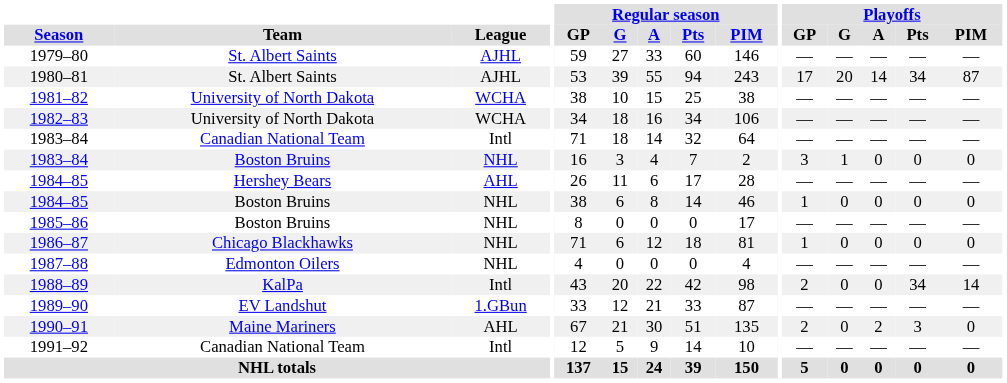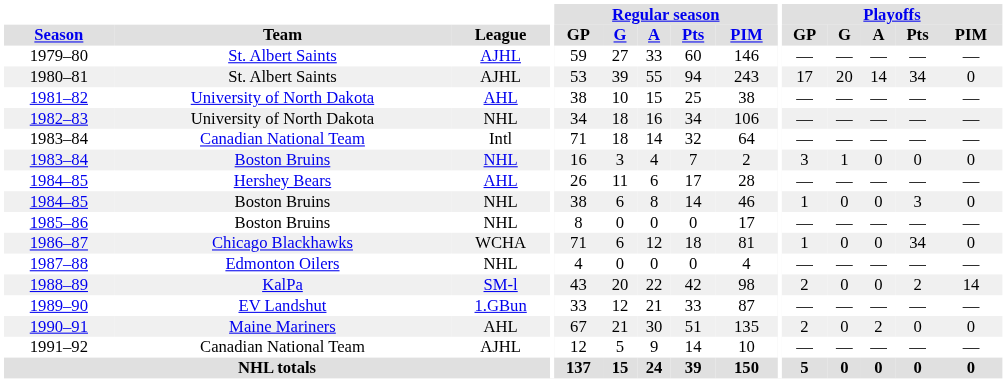(971, 76) 87 -> (971, 76) 0
(501, 97) WCHA -> (501, 97) AHL
(501, 118) WCHA -> (501, 118) NHL
(918, 201) 0 -> (918, 201) 3
(501, 243) NHL -> (501, 243) WCHA
(918, 243) 0 -> (918, 243) 34
(501, 284) Intl -> (501, 284) SM-l
(918, 284) 34 -> (918, 284) 2
(918, 326) 3 -> (918, 326) 0
(501, 347) Intl -> (501, 347) AJHL
